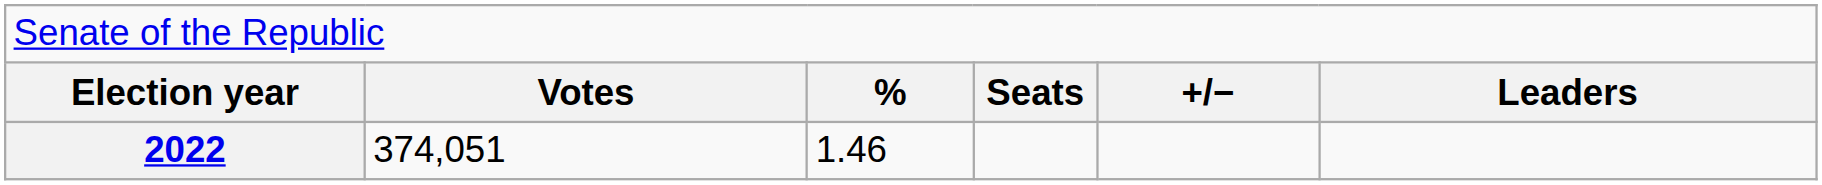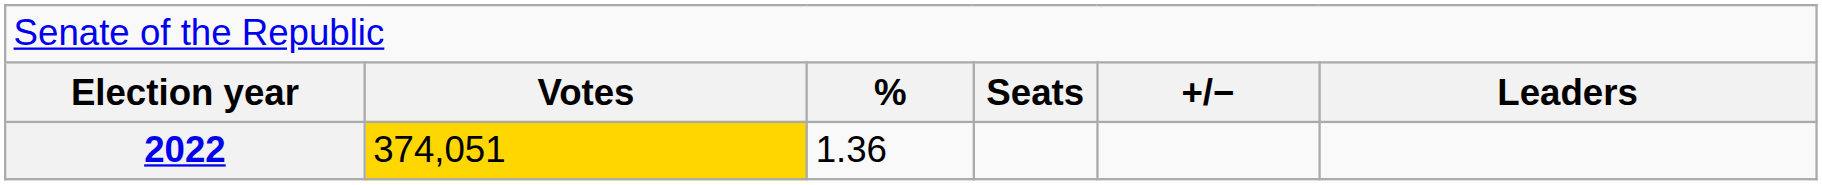(439, 149) no background -> (439, 149) gold background
(851, 149) 1.46 -> (851, 149) 1.36
